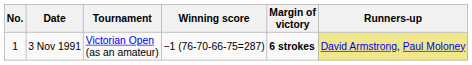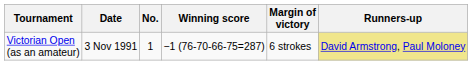columns swapped: (15, 18) <-> (122, 18)
(292, 46) bold -> (290, 46) normal
